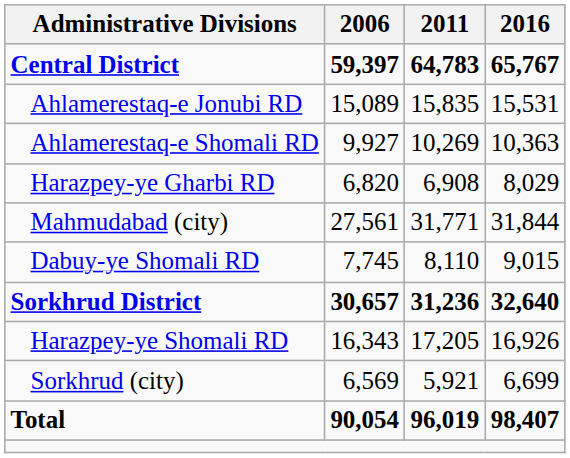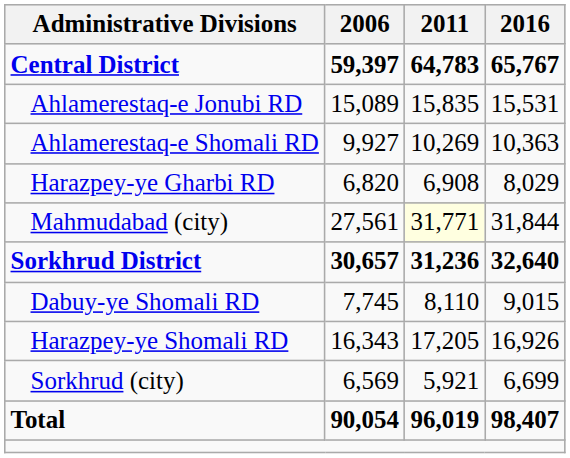(445, 222) no background -> (445, 222) lightyellow background
rows swapped: (106, 301) <-> (145, 261)
